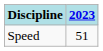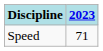(82, 35) 51 -> (82, 35) 71
